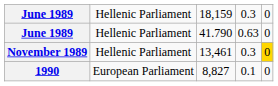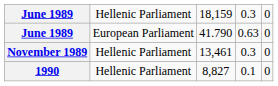(143, 33) Hellenic Parliament -> (143, 33) European Parliament
(267, 52) gold background -> (267, 52) no background
(143, 71) European Parliament -> (143, 71) Hellenic Parliament
